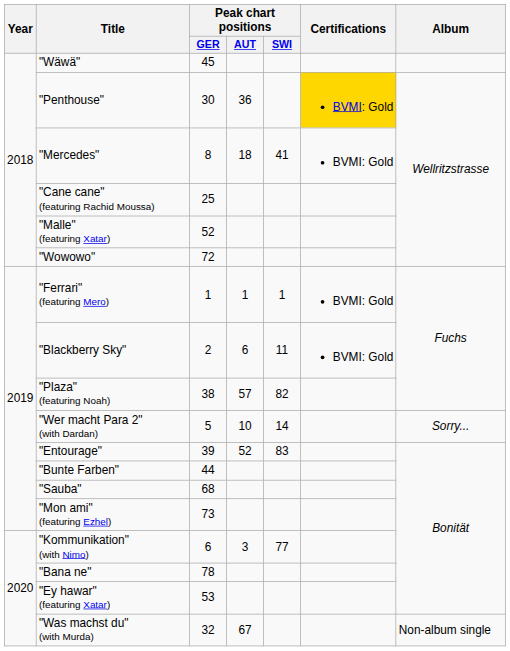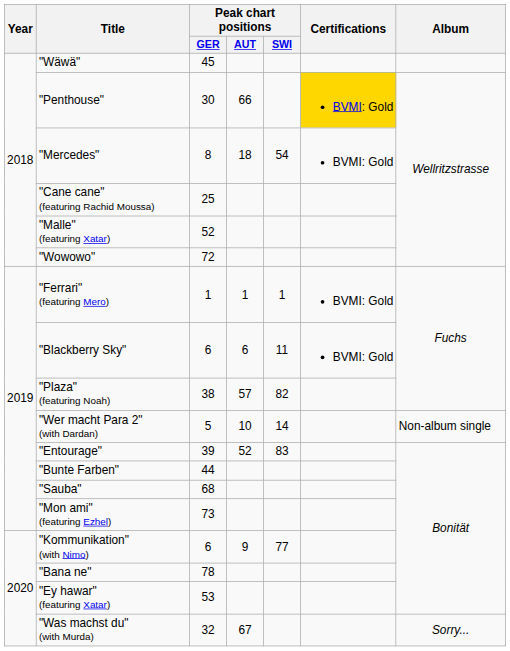(245, 100) 36 -> (245, 100) 66
(282, 155) 41 -> (282, 155) 54
(208, 350) 2 -> (208, 350) 6
(451, 426) Sorry... -> (445, 426) Non-album single
(245, 546) 3 -> (245, 546) 9
(445, 629) Non-album single -> (451, 629) Sorry...
